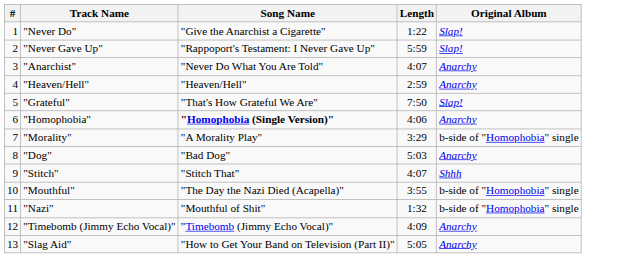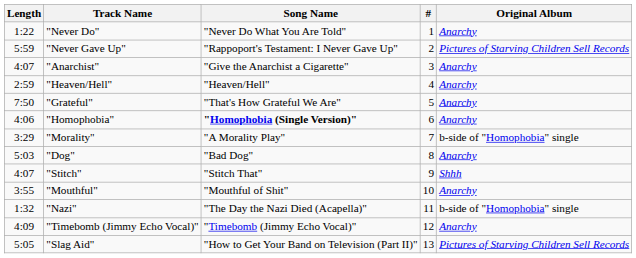columns swapped: (13, 13) <-> (417, 13)
(253, 31) "Give the Anarchist a Cigarette" -> (275, 31) "Never Do What You Are Told"
(451, 31) Slap! -> (458, 31) Anarchy
(451, 48) Slap! -> (534, 48) Pictures of Starving Children Sell Records
(252, 66) "Never Do What You Are Told" -> (276, 66) "Give the Anarchist a Cigarette"
(451, 102) Slap! -> (458, 102) Anarchy
(262, 191) "The Day the Nazi Died (Acapella)" -> (246, 191) "Mouthful of Shit"
(509, 191) b-side of "Homophobia" single -> (458, 191) Anarchy
(223, 208) "Mouthful of Shit" -> (285, 208) "The Day the Nazi Died (Acapella)"
(458, 244) Anarchy -> (534, 244) Pictures of Starving Children Sell Records
